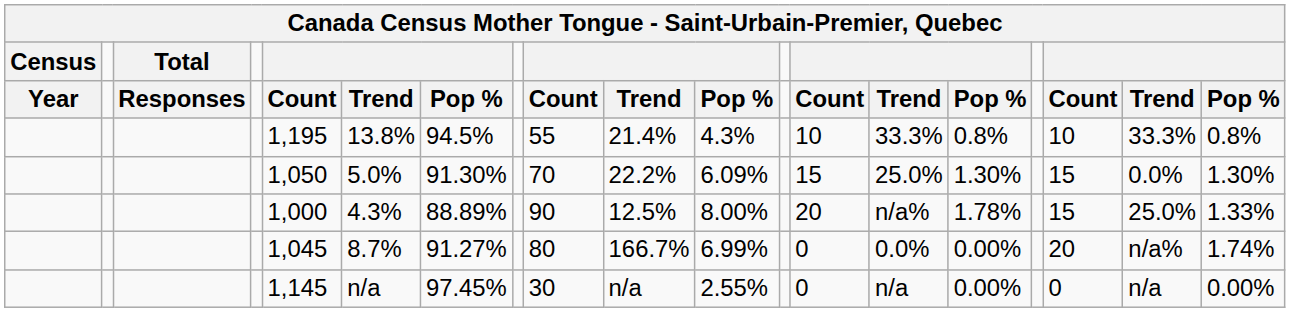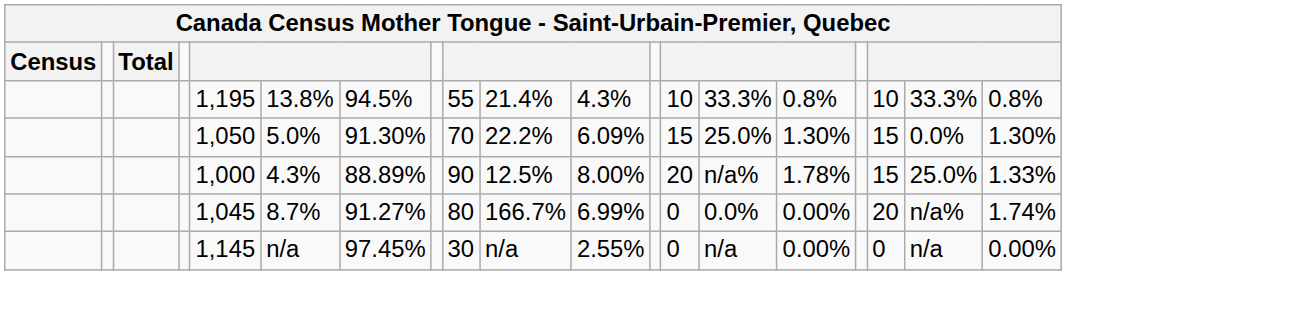- row: (53, 99)
